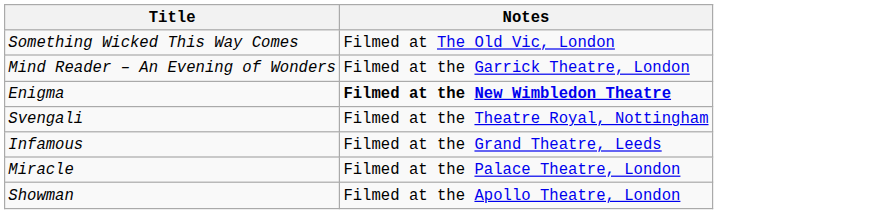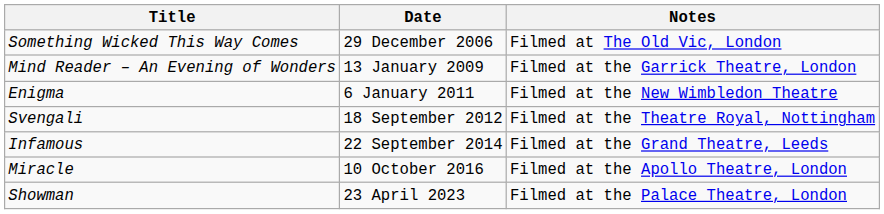+ column: (423, 17)
(507, 94) bold -> (674, 94) normal
(512, 170) Filmed at the Palace Theatre, London -> (678, 170) Filmed at the Apollo Theatre, London
(512, 195) Filmed at the Apollo Theatre, London -> (678, 195) Filmed at the Palace Theatre, London
